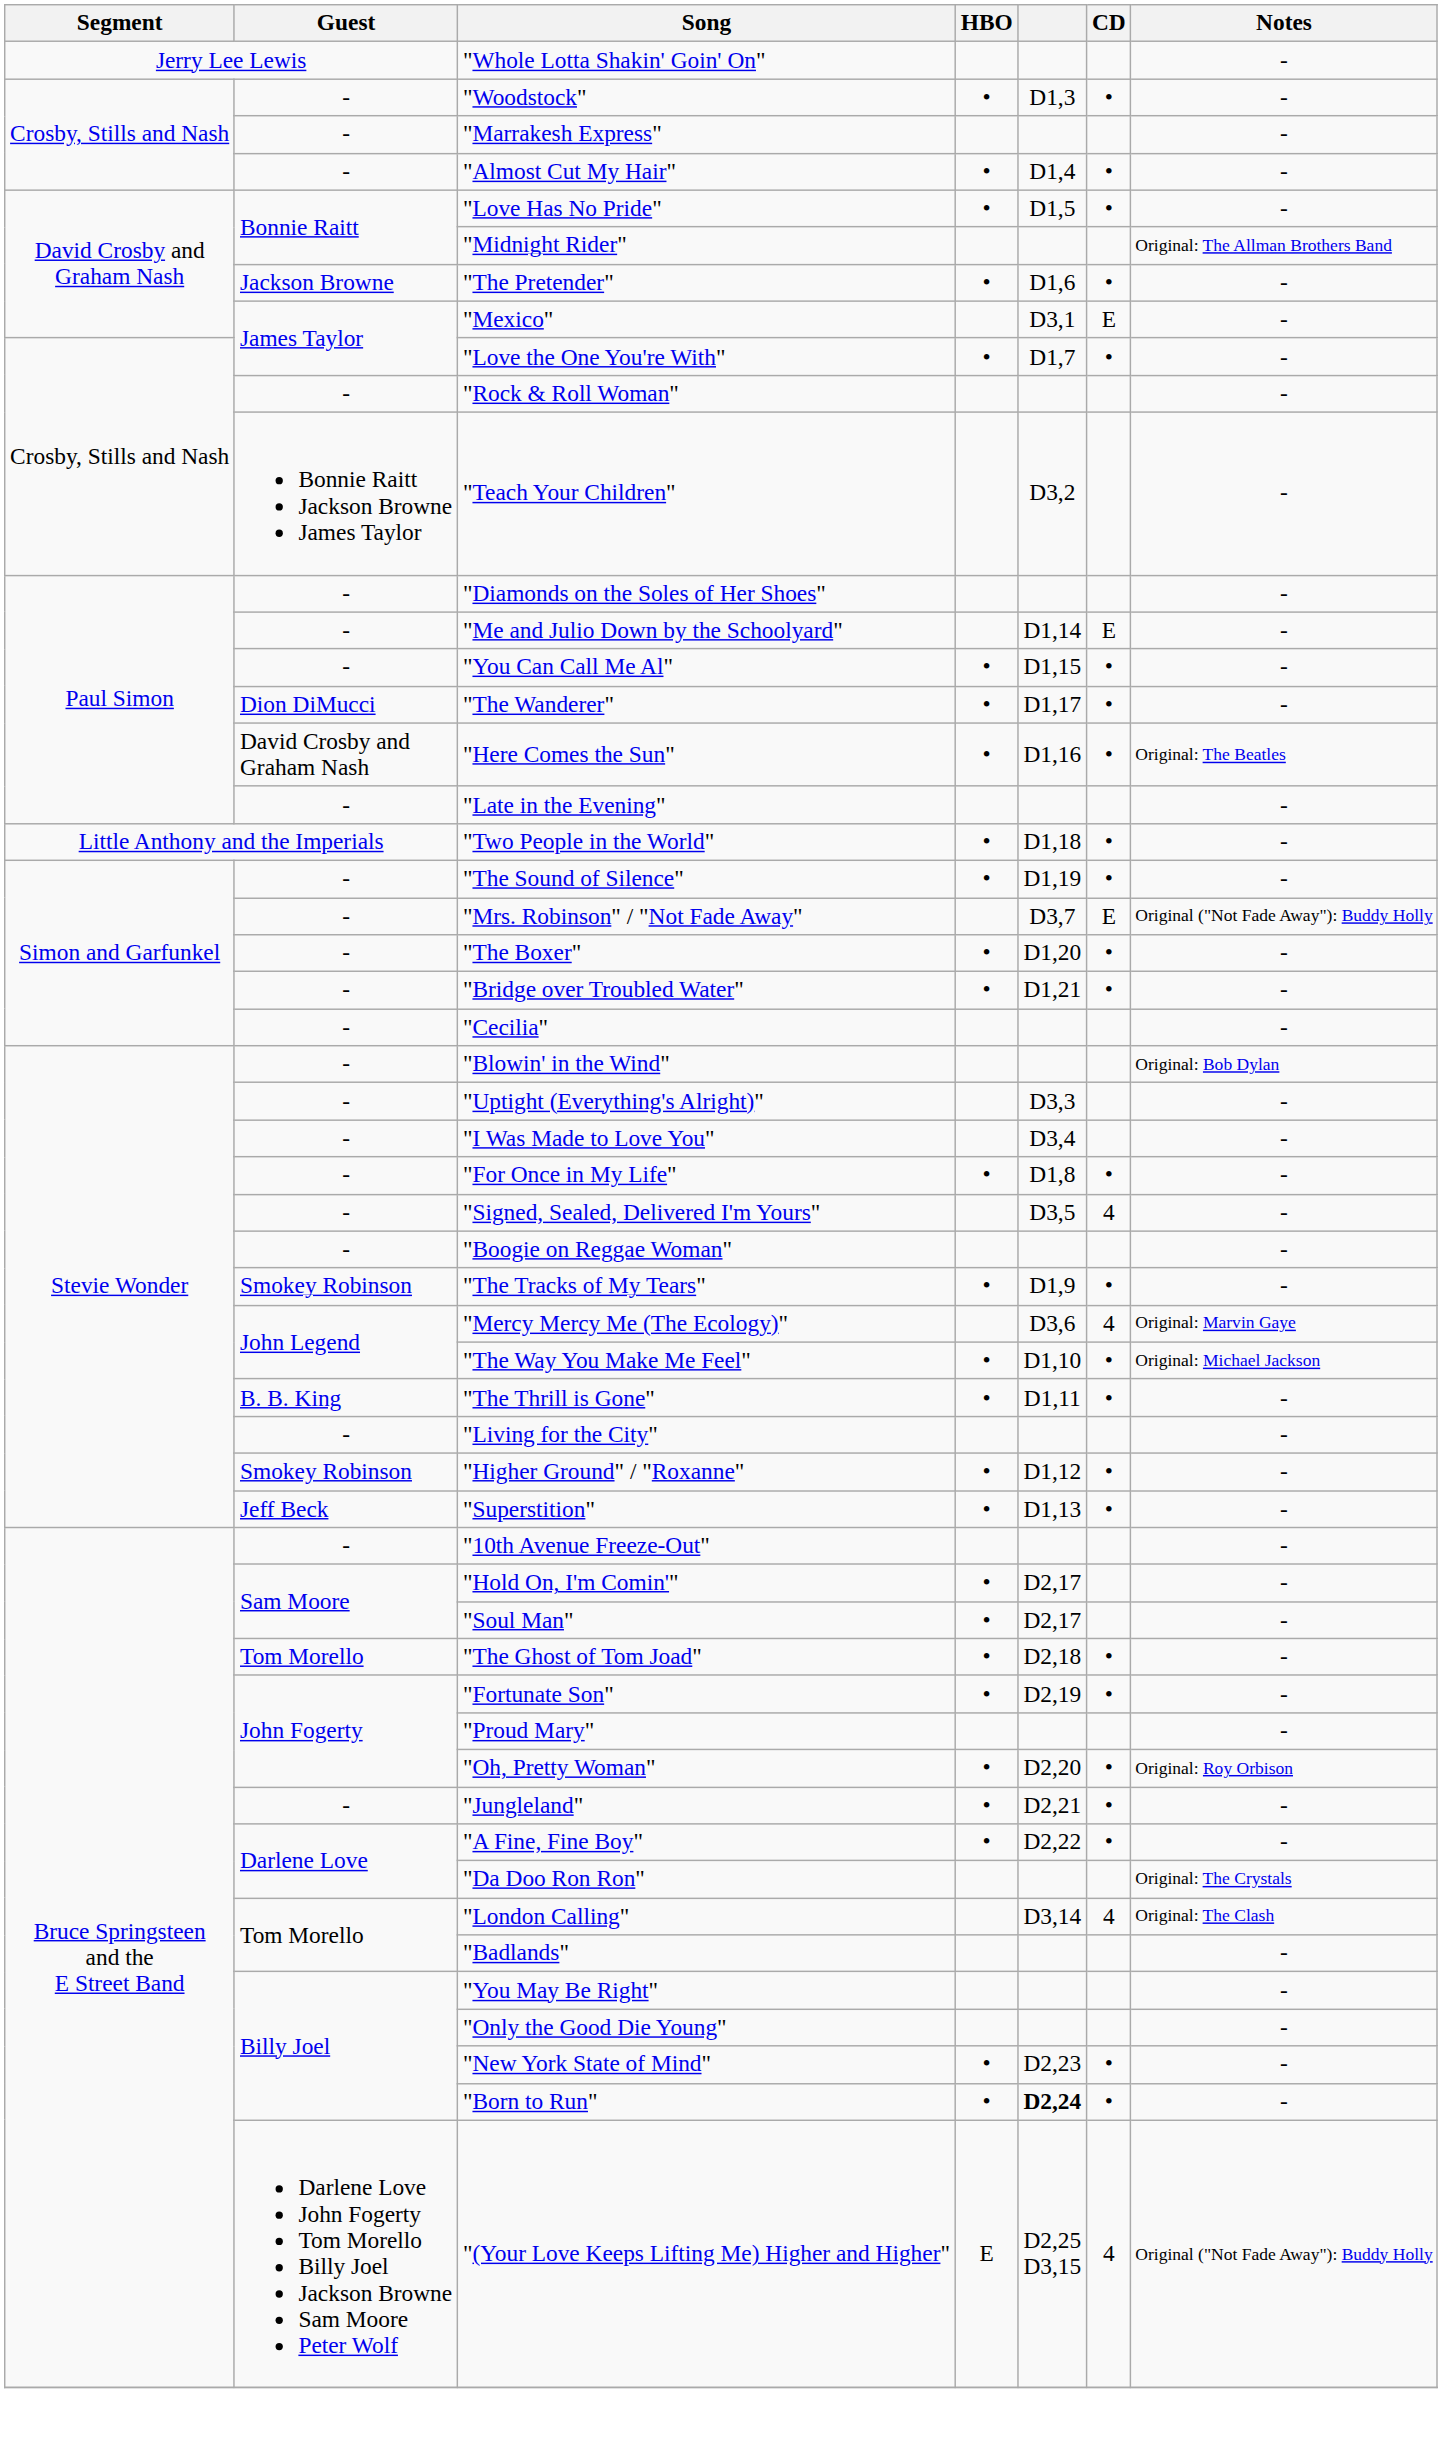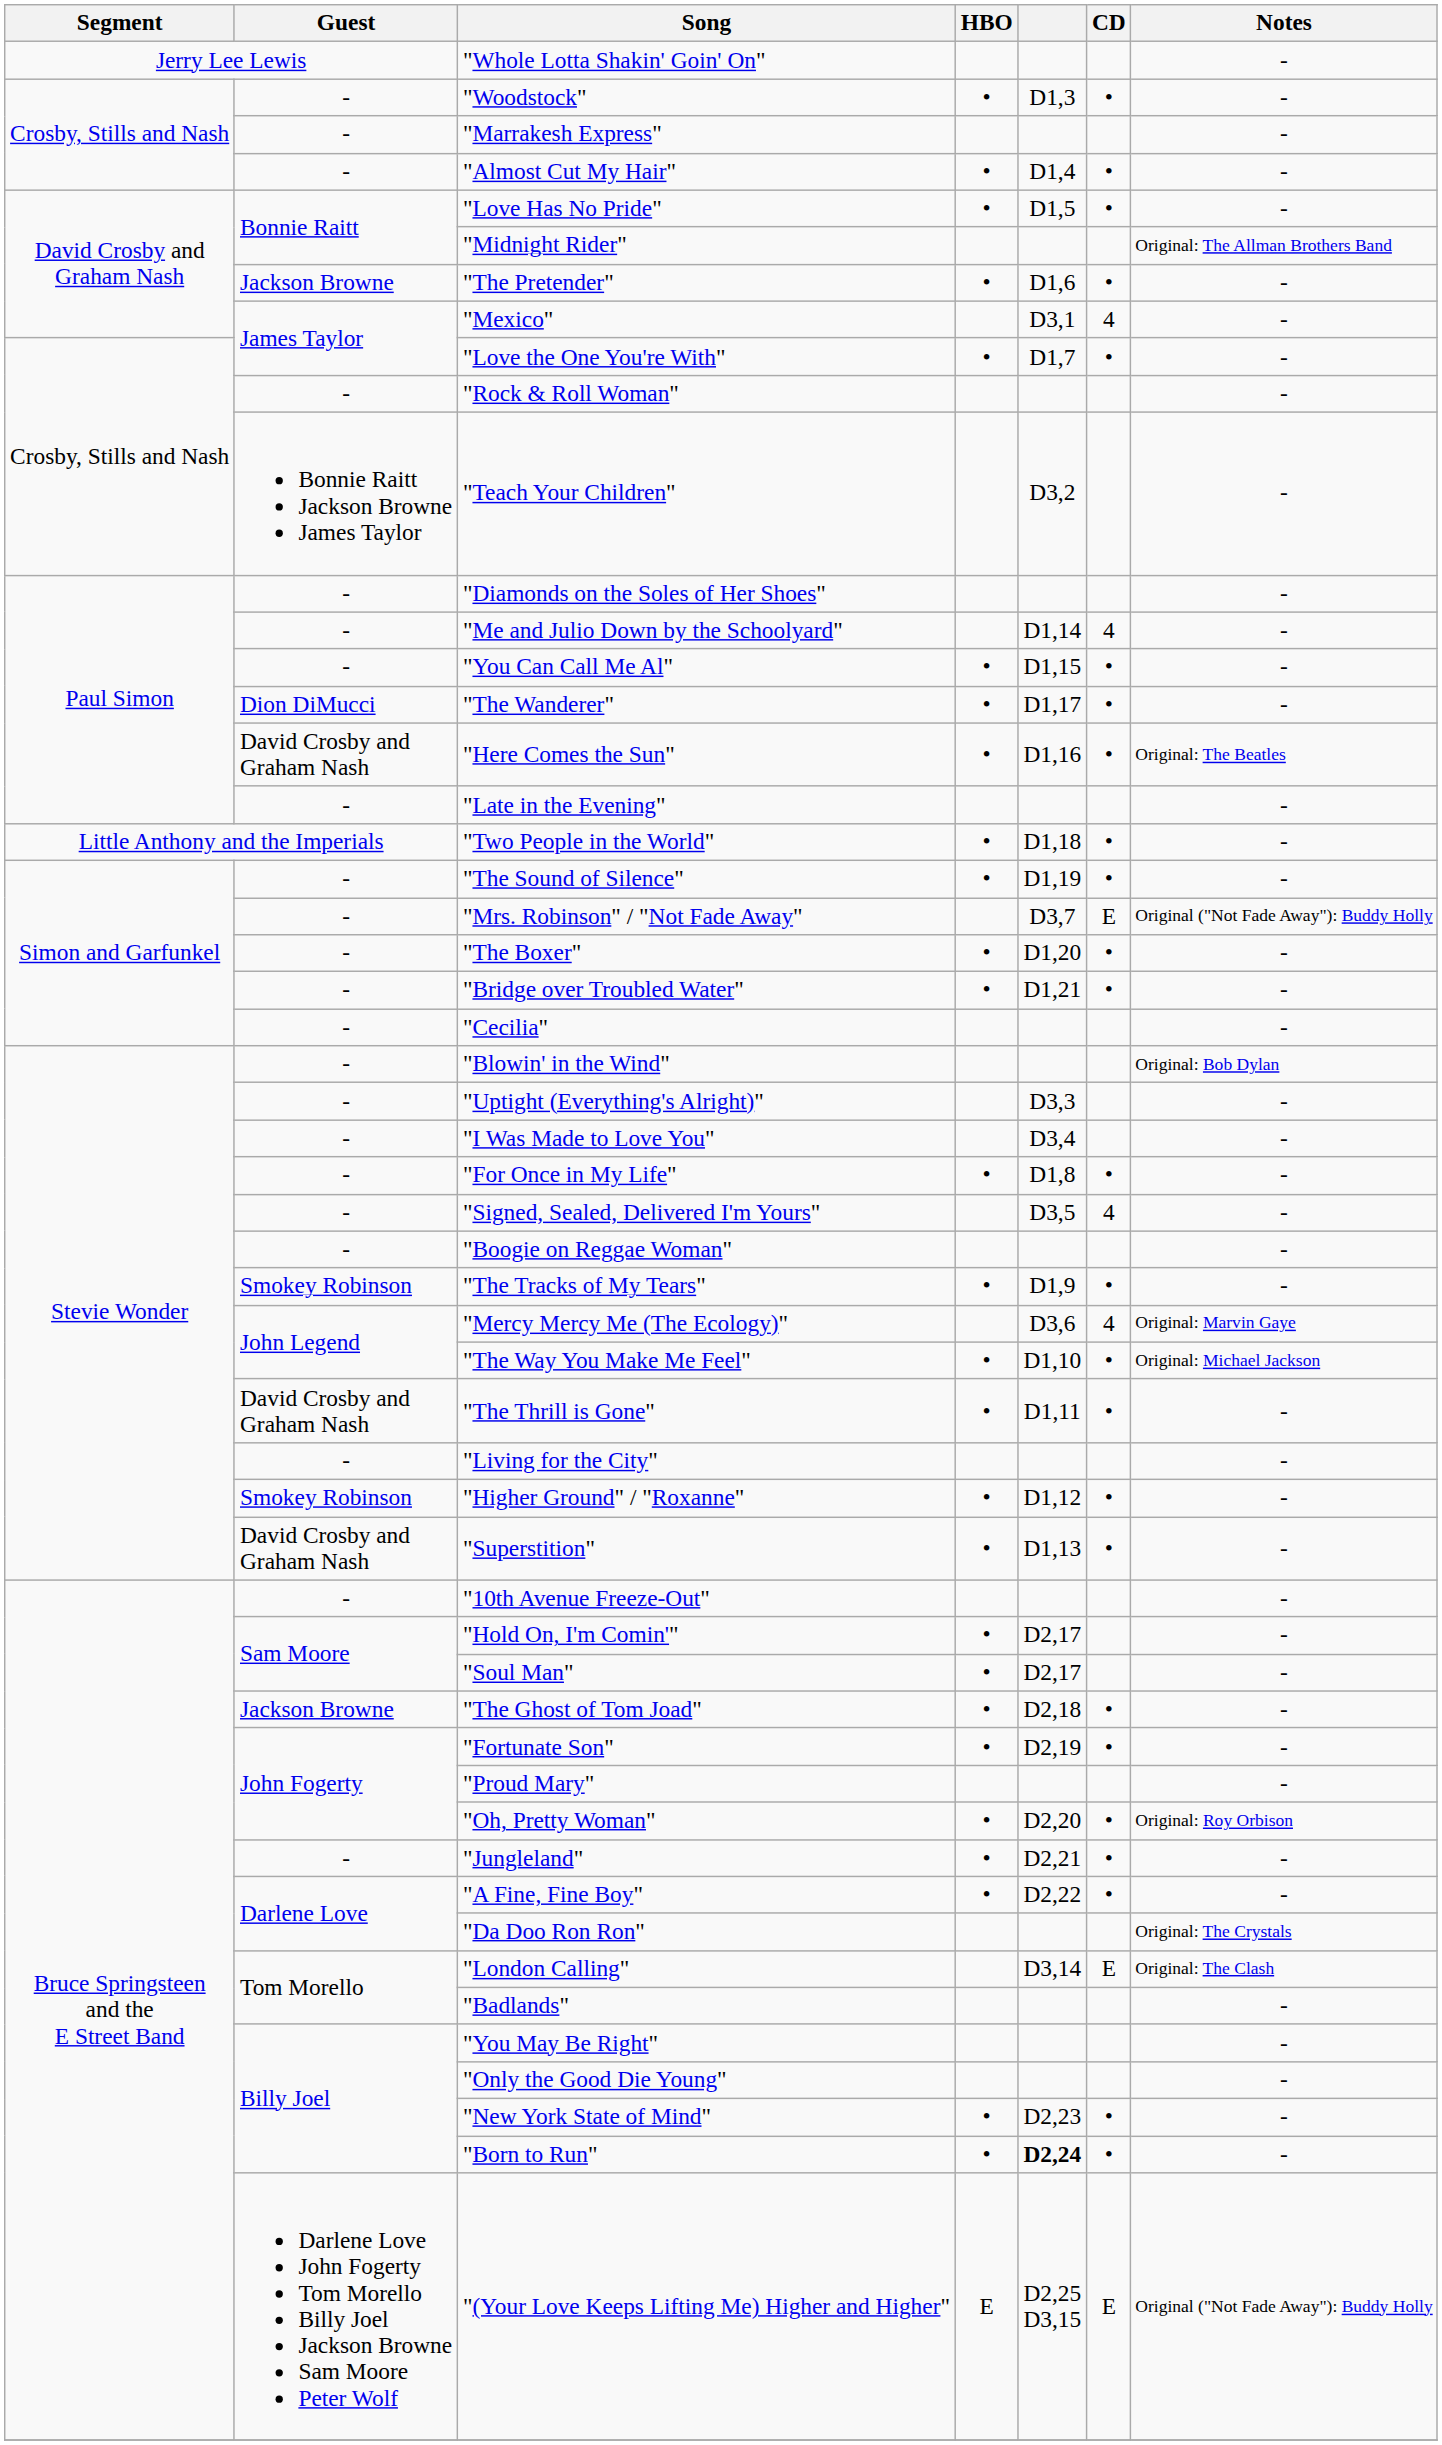(1109, 319) E -> (1109, 319) 4
(1109, 630) E -> (1109, 630) 4
(291, 1397) B. B. King -> (325, 1410) David Crosby and Graham Nash
(284, 1508) Jeff Beck -> (325, 1547) David Crosby and Graham Nash
(302, 1656) Tom Morello -> (317, 1709) Jackson Browne
(1109, 1916) 4 -> (1109, 1968) E
(1109, 2253) 4 -> (1109, 2306) E
